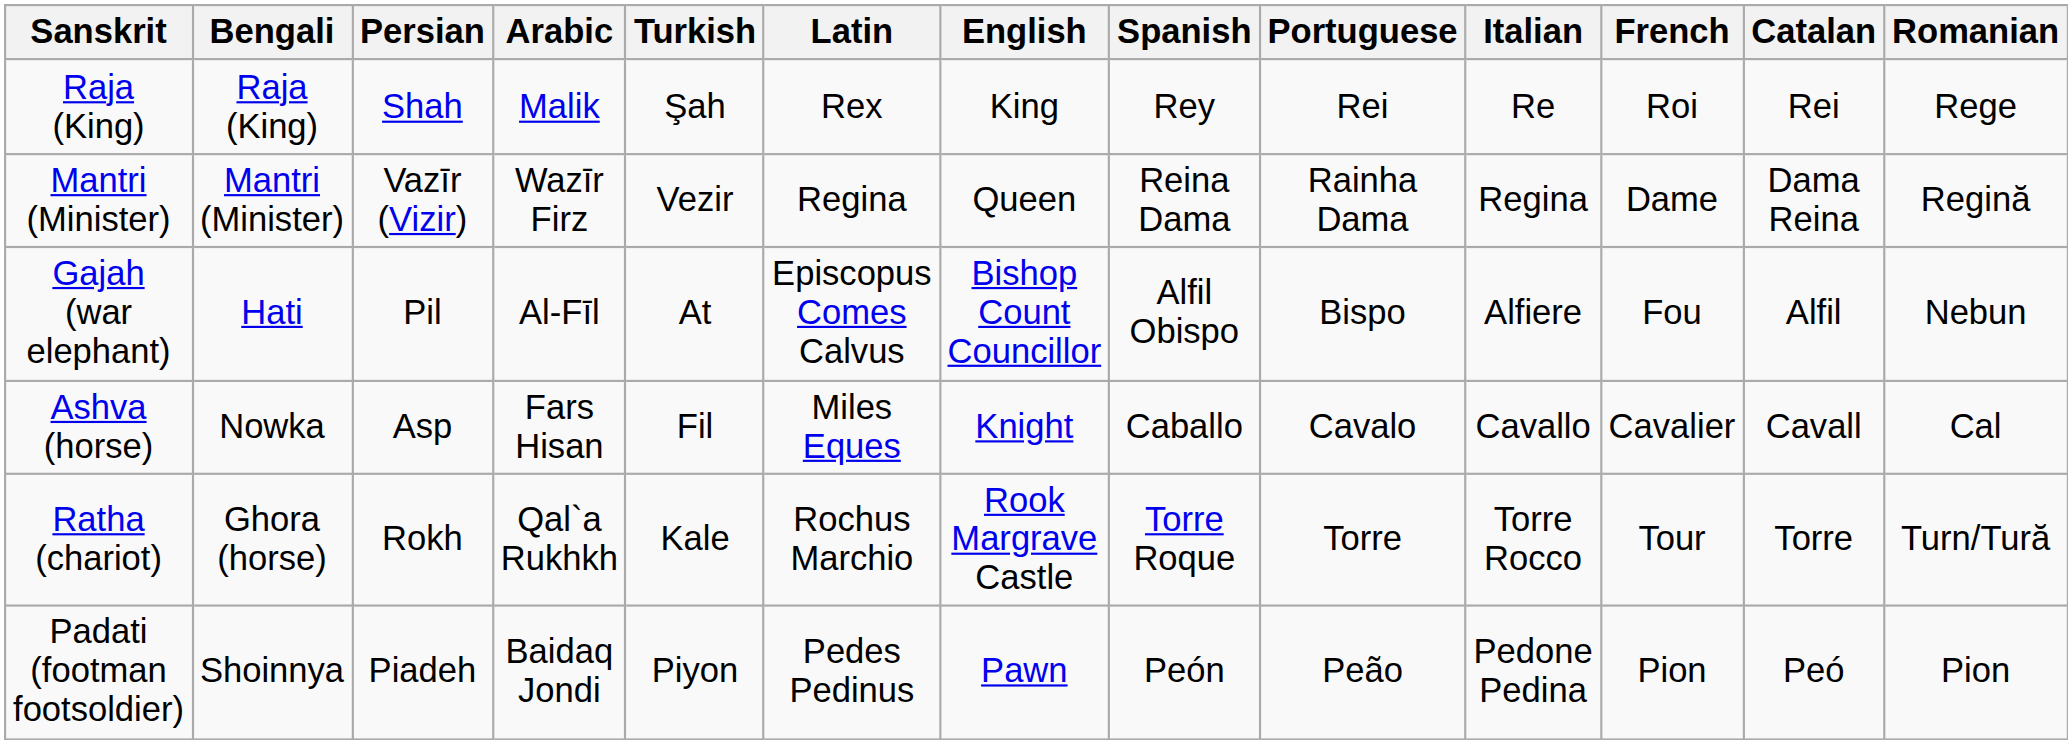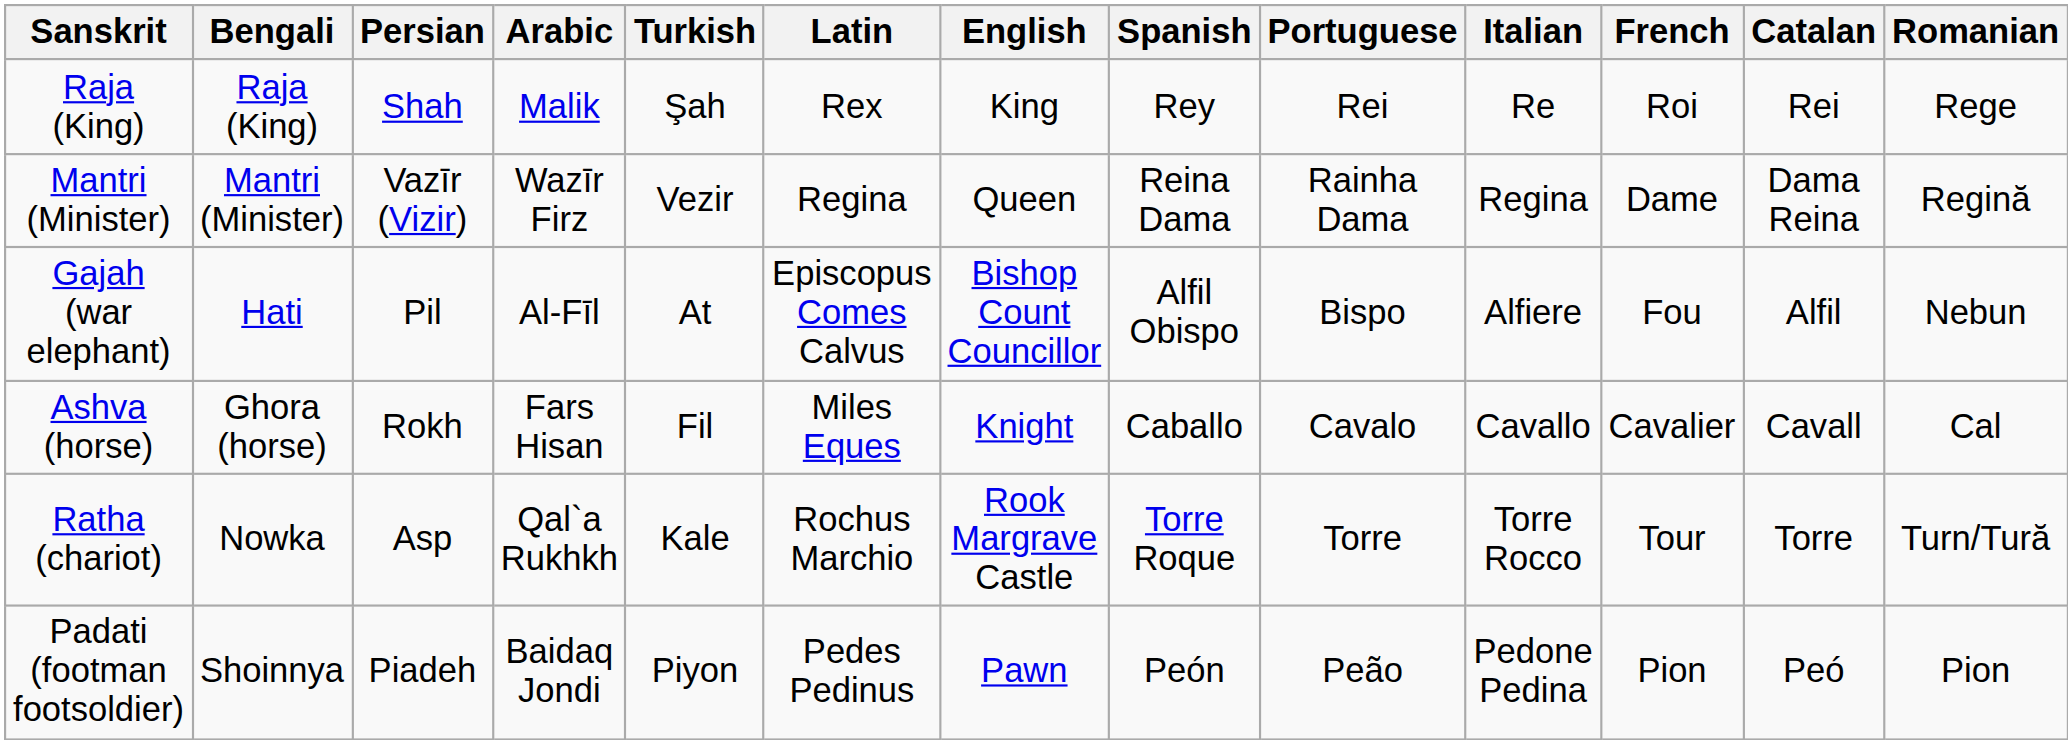(272, 426) Nowka -> (272, 426) Ghora (horse)
(422, 426) Asp -> (422, 426) Rokh
(272, 539) Ghora (horse) -> (272, 539) Nowka
(422, 539) Rokh -> (422, 539) Asp
